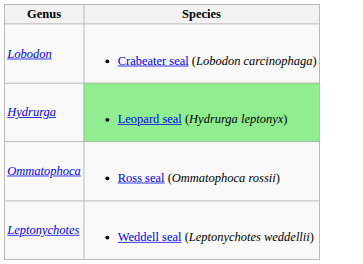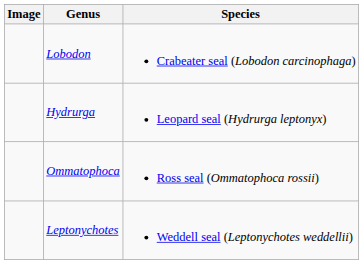+ column: (24, 14)
(202, 119) lightgreen background -> (241, 119) no background
